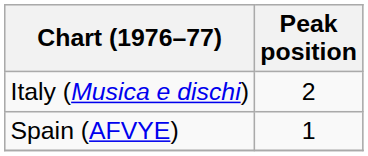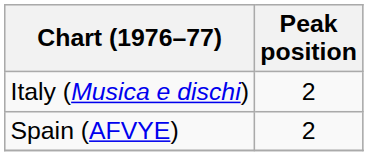(309, 130) 1 -> (309, 130) 2
